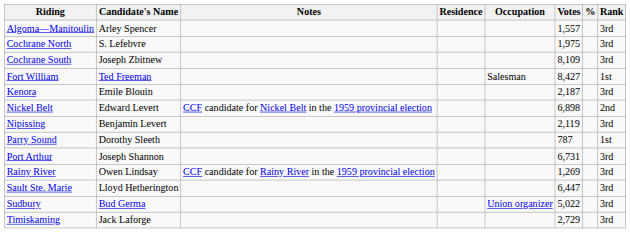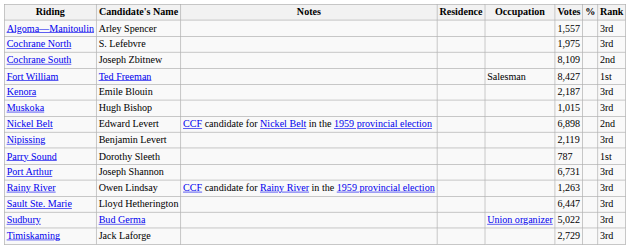(607, 60) 3rd -> (607, 60) 2nd
+ row: (25, 108)
(569, 172) 1,269 -> (569, 188) 1,263
